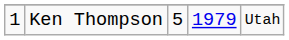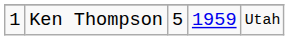(214, 20) 1979 -> (214, 20) 1959
